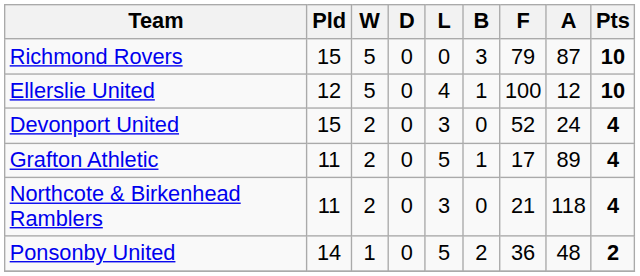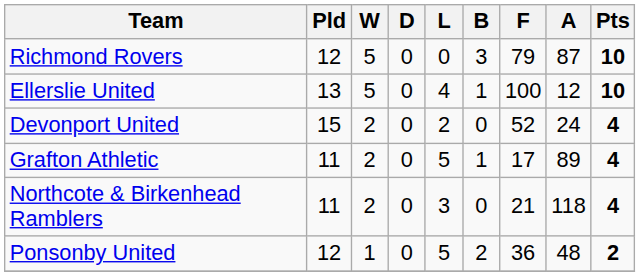(329, 56) 15 -> (329, 56) 12
(329, 90) 12 -> (329, 90) 13
(444, 125) 3 -> (444, 125) 2
(329, 253) 14 -> (329, 253) 12
